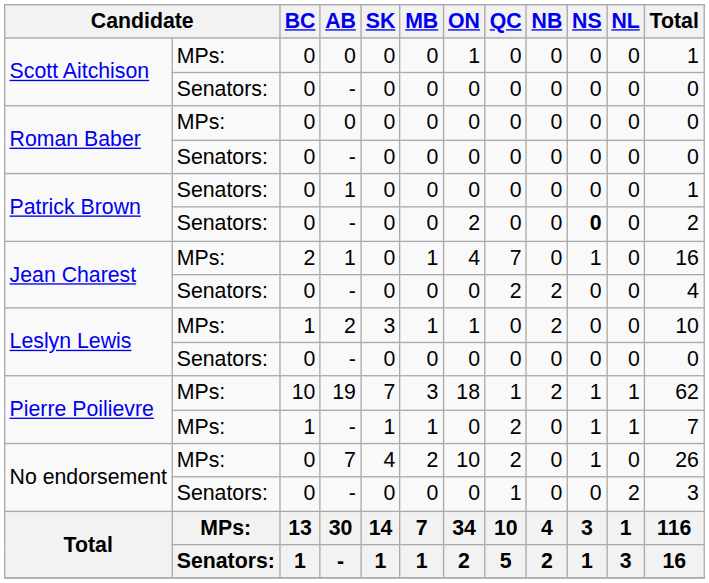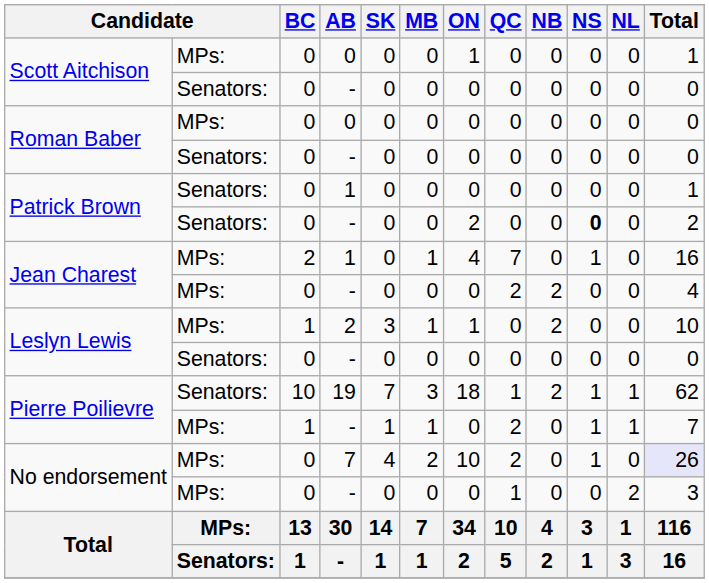(222, 291) Senators: -> (201, 291) MPs:
(201, 392) MPs: -> (222, 392) Senators:
(687, 460) no background -> (687, 460) lavender background
(222, 493) Senators: -> (201, 493) MPs:
